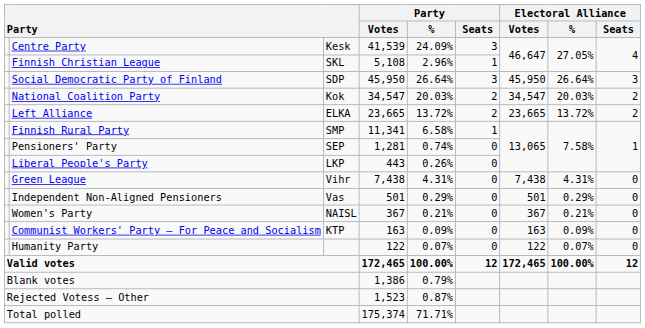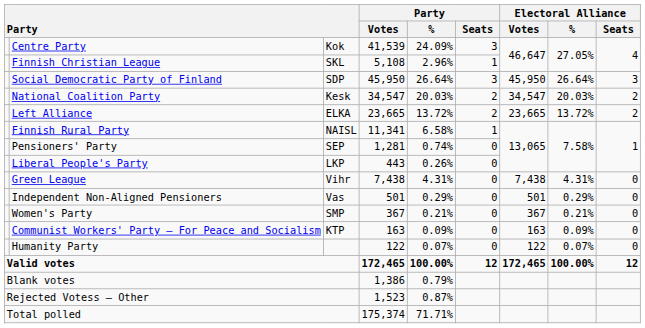(338, 46) Kesk -> (335, 46) Kok
(335, 96) Kok -> (338, 96) Kesk
(335, 130) SMP -> (341, 130) NAISL
(341, 214) NAISL -> (335, 214) SMP
